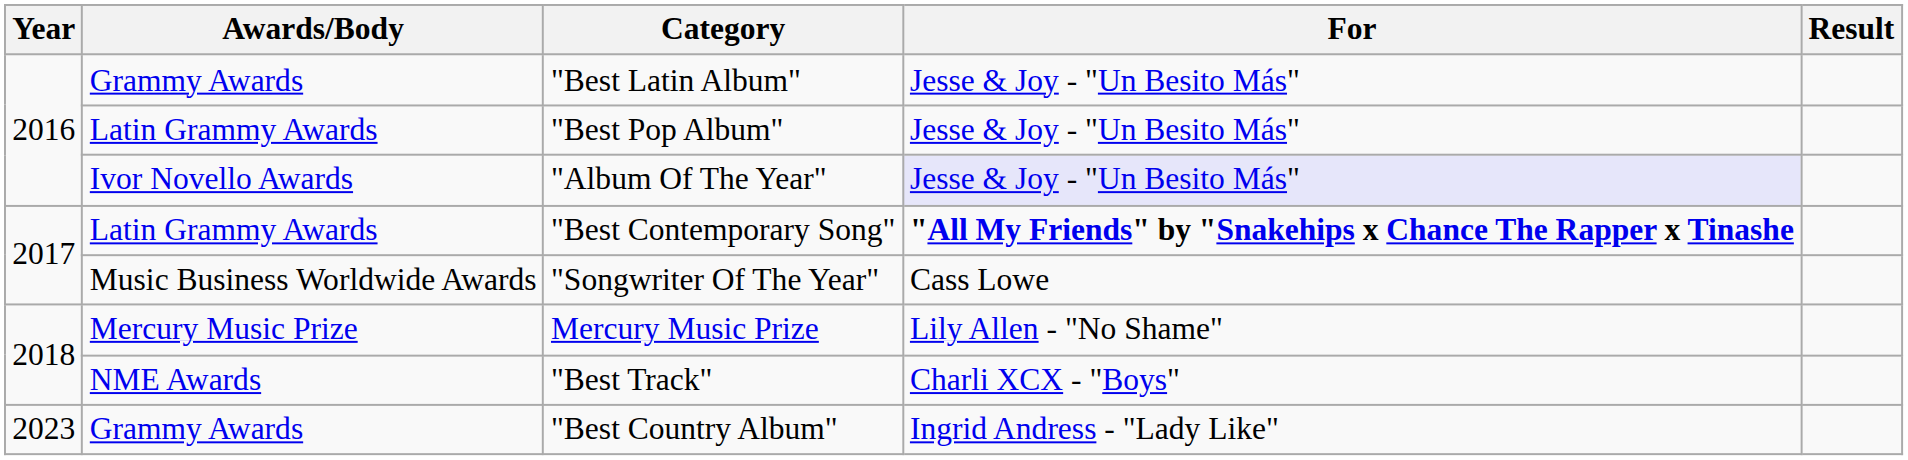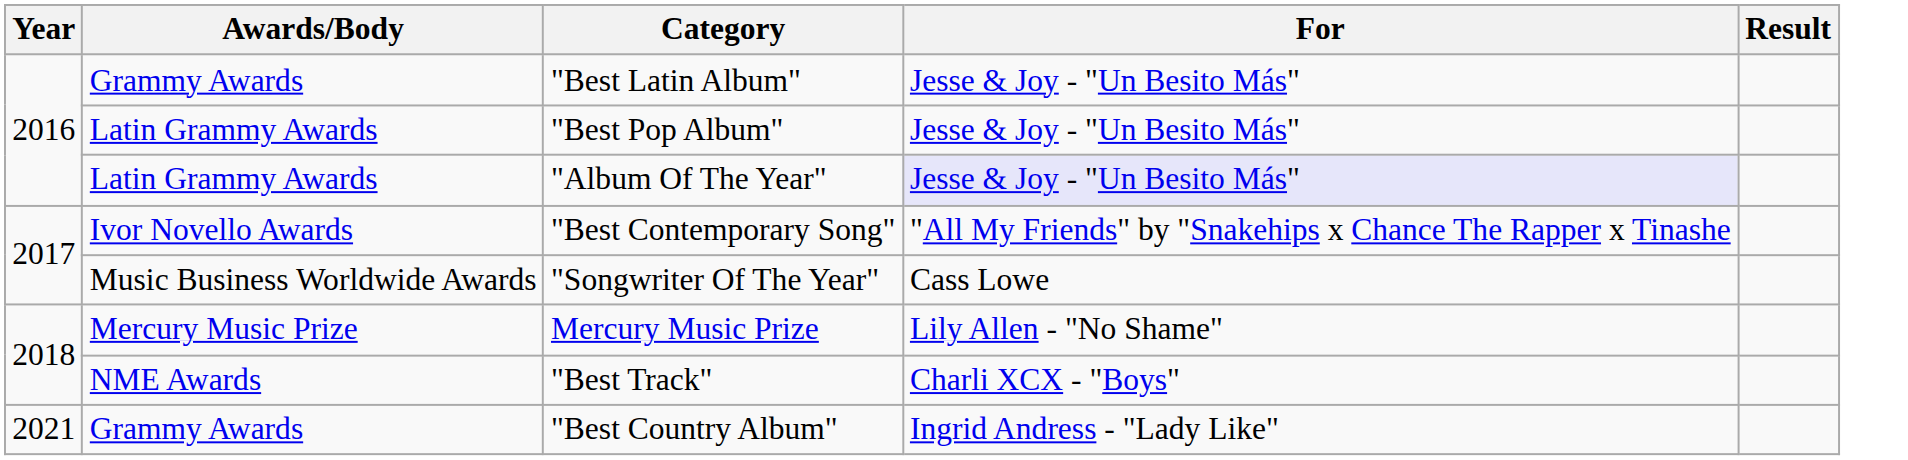(221, 179) Ivor Novello Awards -> (234, 179) Latin Grammy Awards
(234, 229) Latin Grammy Awards -> (221, 229) Ivor Novello Awards
(1352, 229) bold -> (1320, 229) normal
(44, 429) 2023 -> (44, 429) 2021
